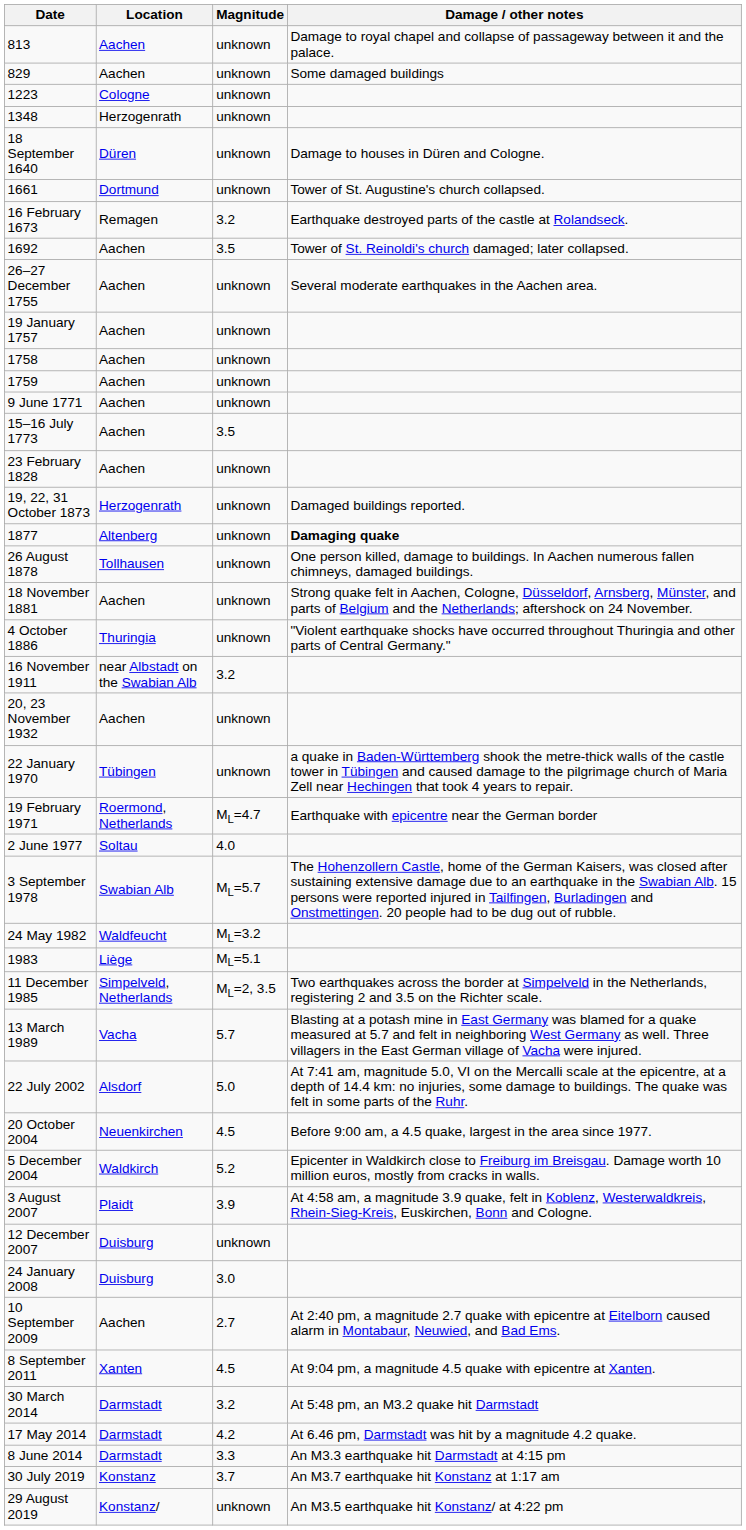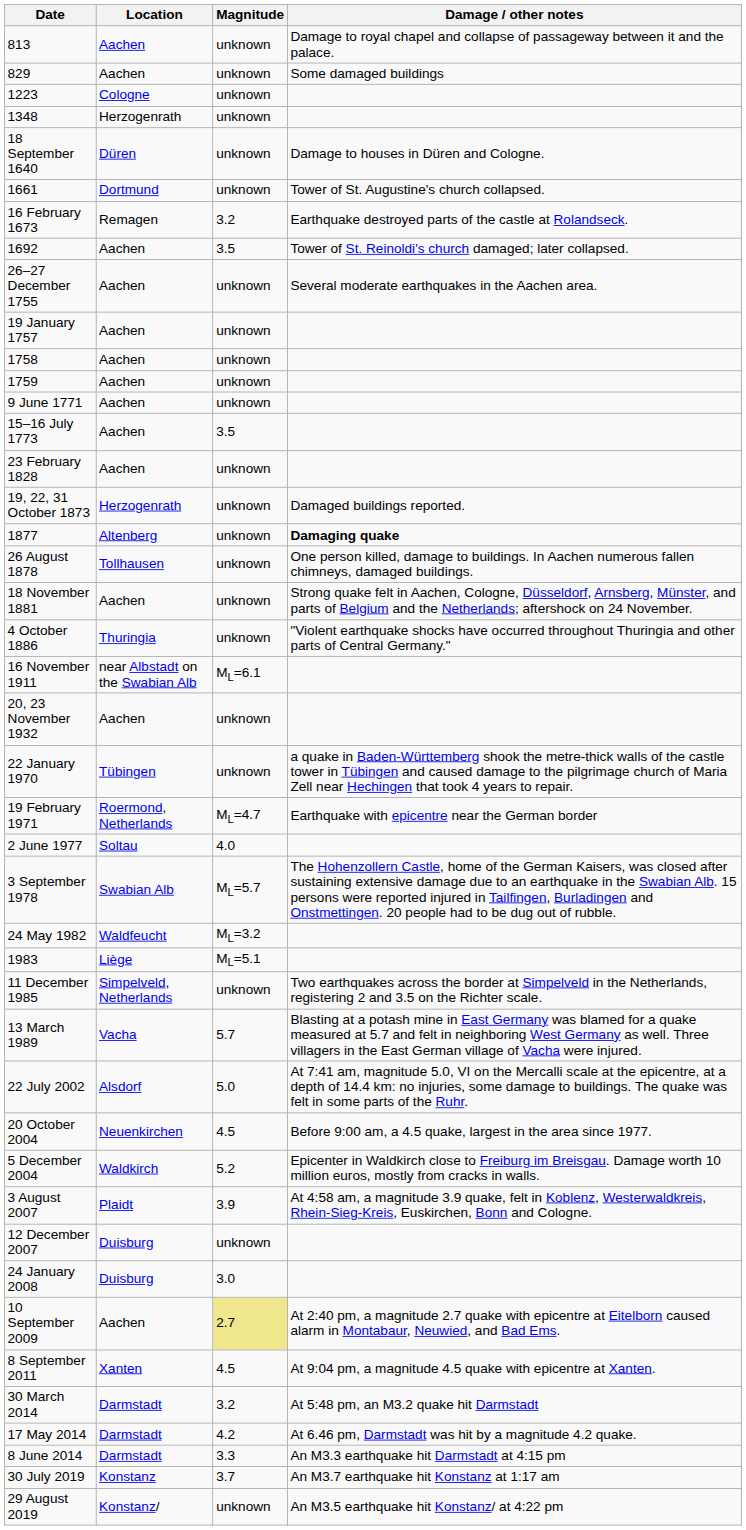(226, 674) 3.2 -> (238, 675) ML=6.1
(246, 990) ML=2, 3.5 -> (243, 990) unknown
(226, 1323) no background -> (226, 1323) khaki background
